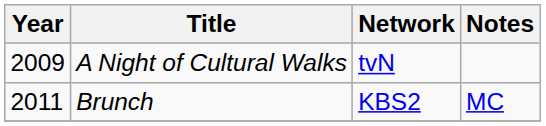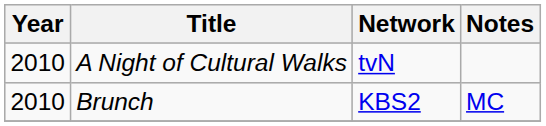(38, 62) 2009 -> (38, 62) 2010
(37, 101) 2011 -> (38, 101) 2010
